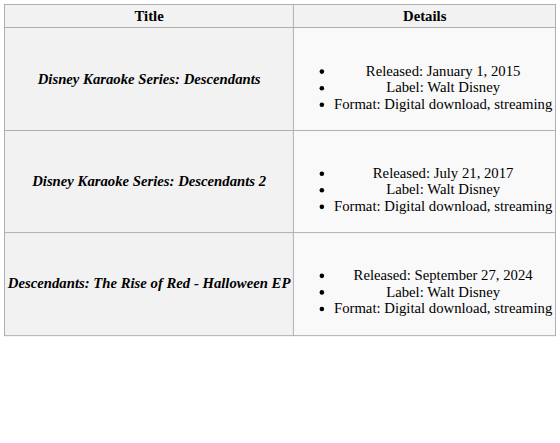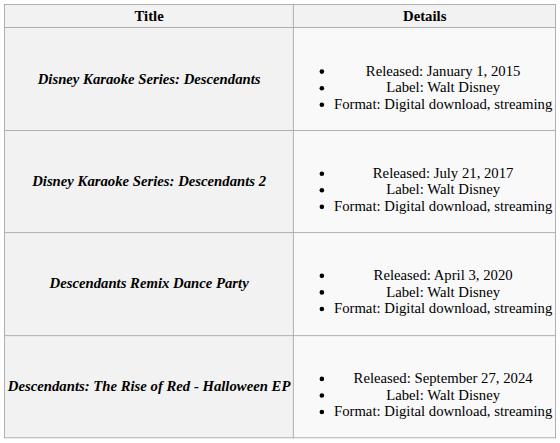+ row: (149, 284)
